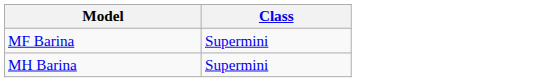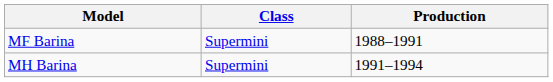+ column: (449, 16)
